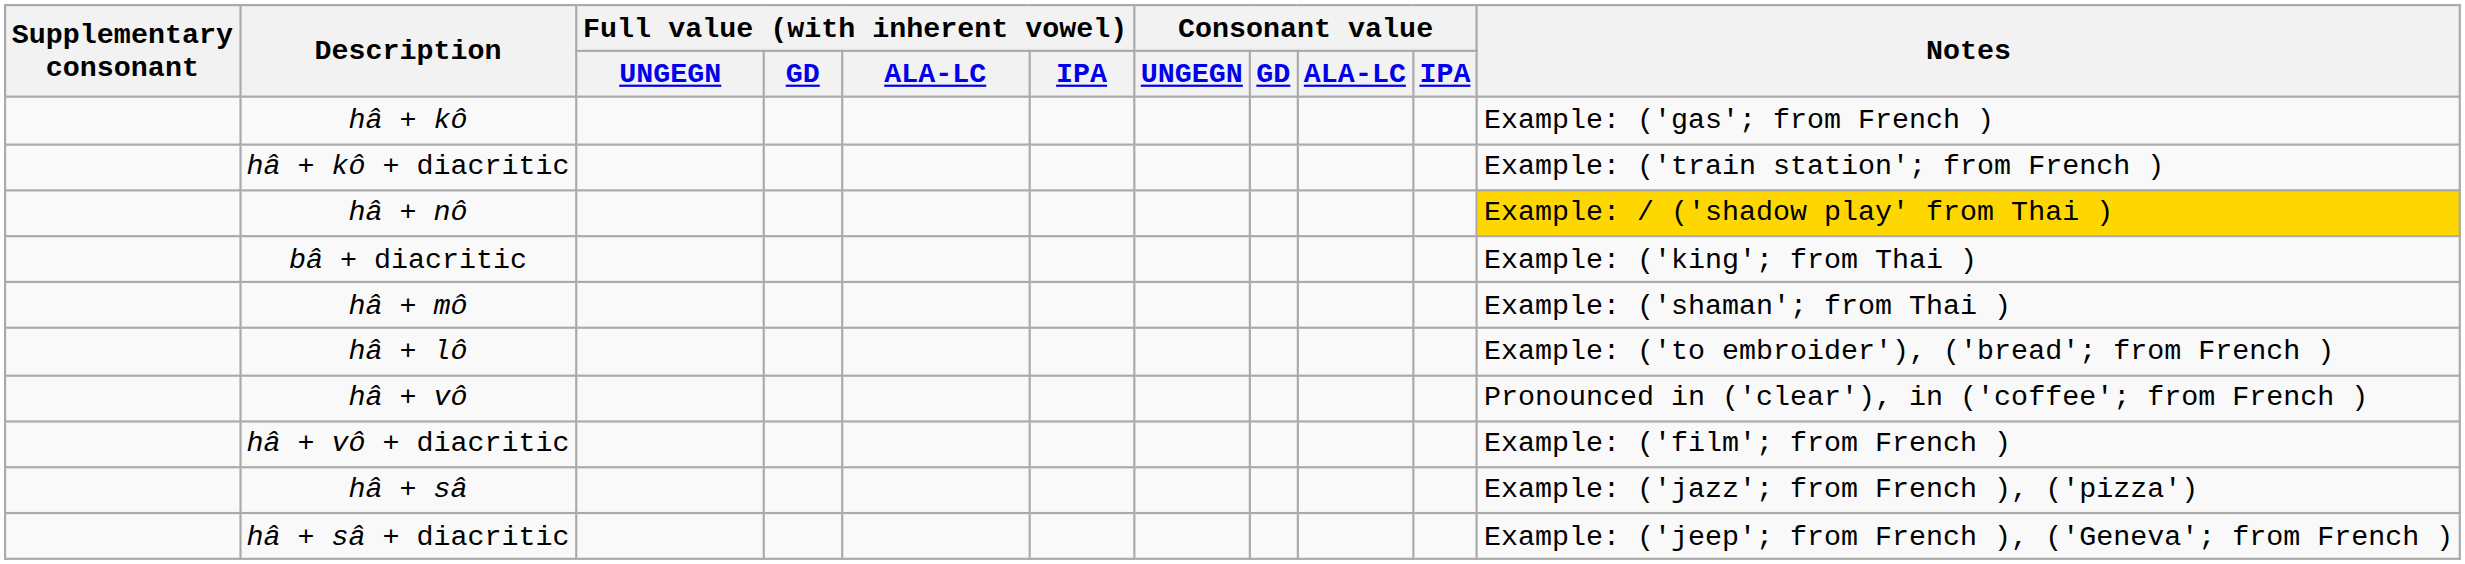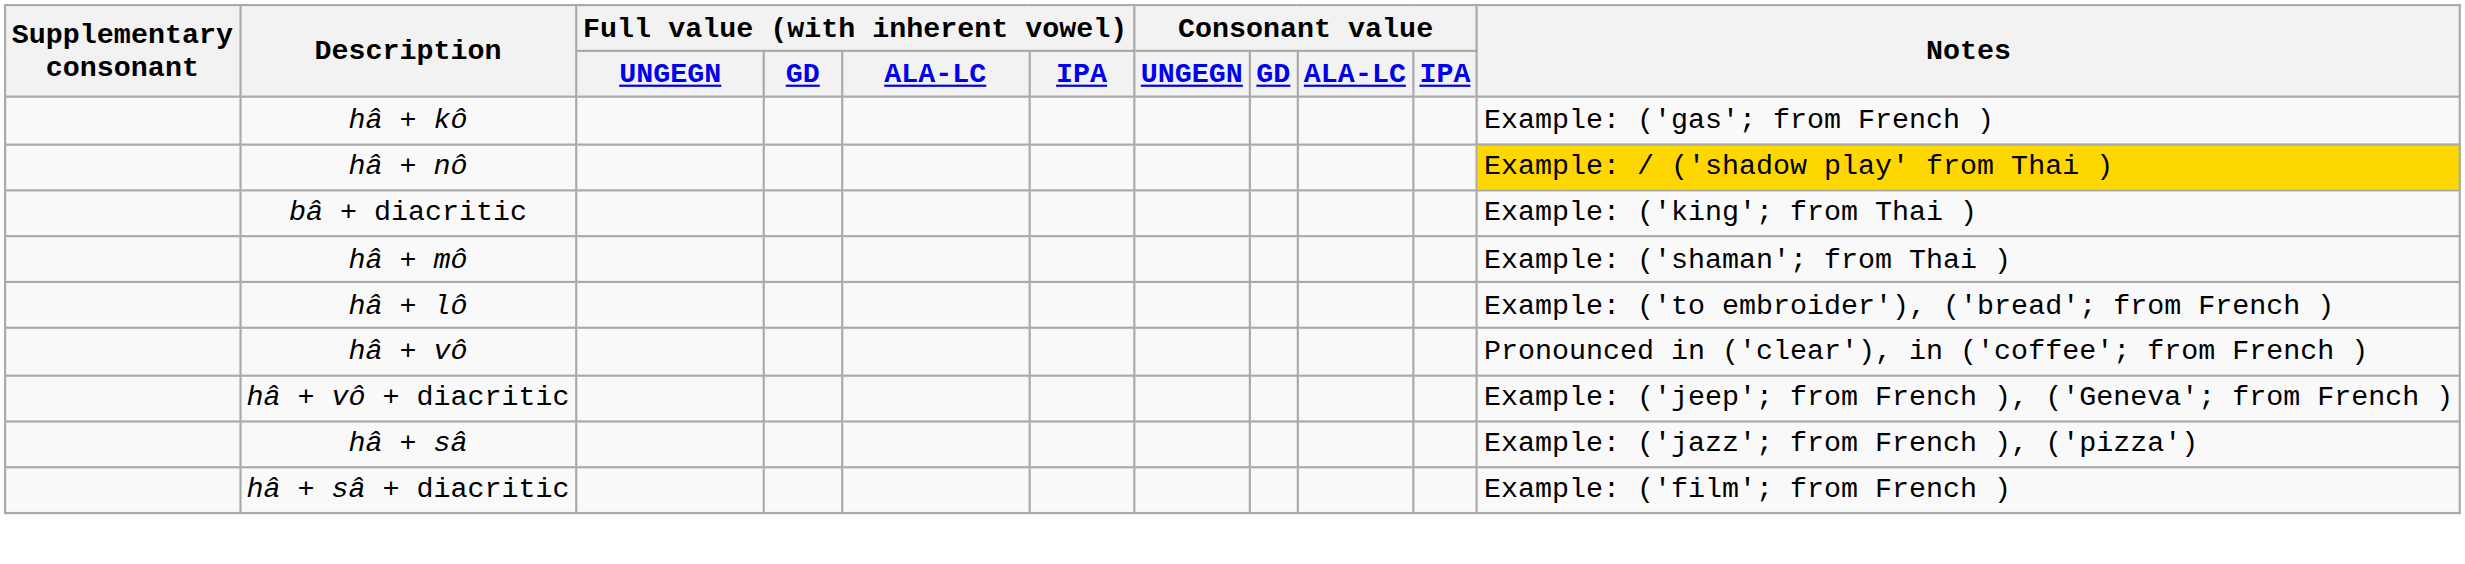- row: (408, 167)
(1748, 444) Example: ('film'; from French ) -> (1969, 398) Example: ('jeep'; from French ), ('Geneva'; from French )
(1969, 536) Example: ('jeep'; from French ), ('Geneva'; from French ) -> (1748, 490) Example: ('film'; from French )
